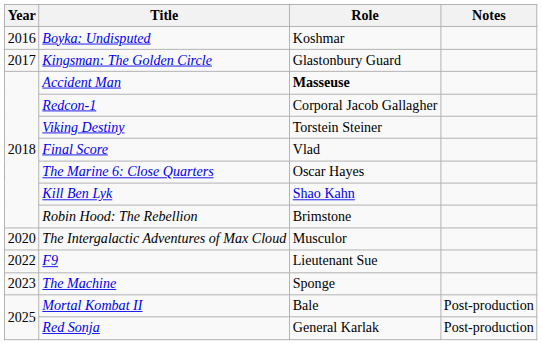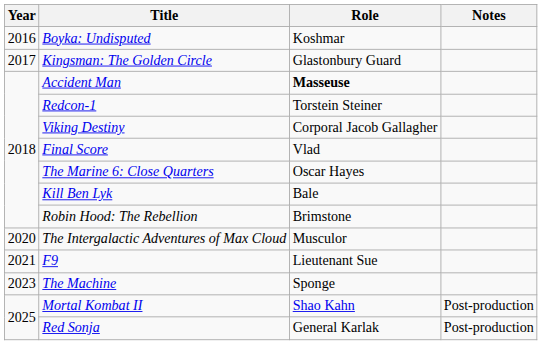(365, 104) Corporal Jacob Gallagher -> (337, 104) Torstein Steiner
(337, 127) Torstein Steiner -> (365, 127) Corporal Jacob Gallagher
(324, 194) Shao Kahn -> (306, 194) Bale
(22, 261) 2022 -> (22, 261) 2021
(306, 305) Bale -> (324, 305) Shao Kahn
